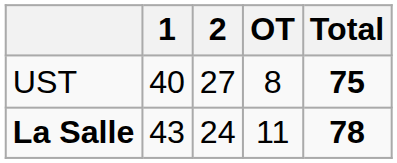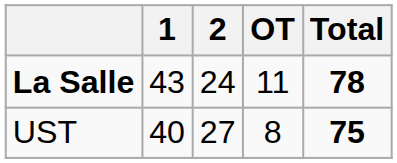rows swapped: (45, 81) <-> (74, 132)
